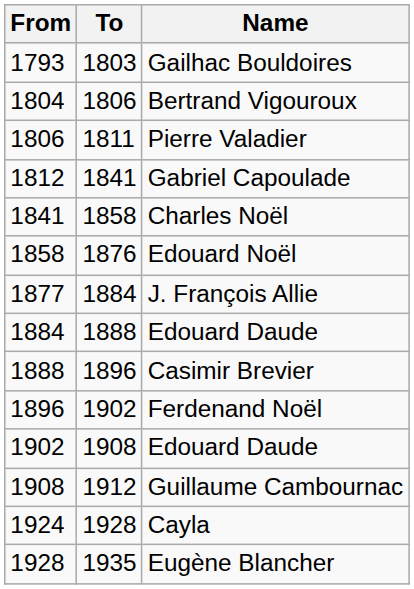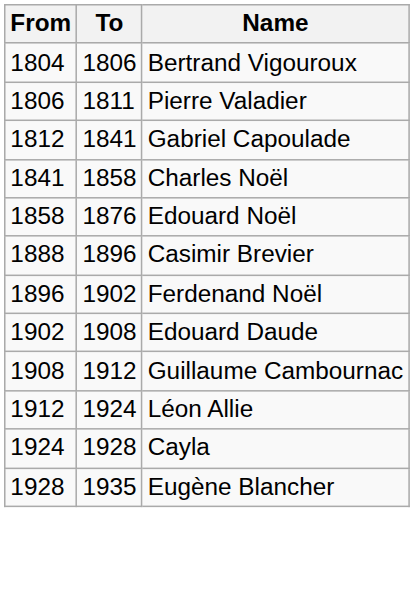- row: (37, 62)
- row: (37, 293)
- row: (37, 332)
+ row: (37, 409)
